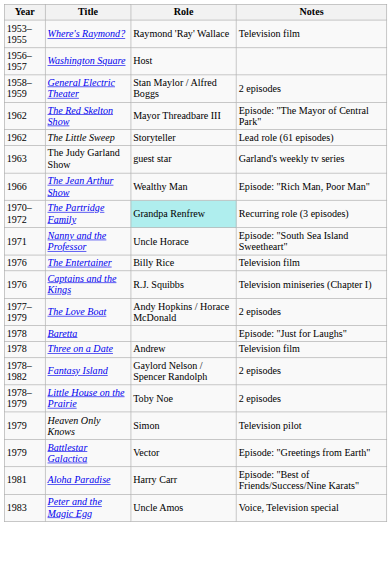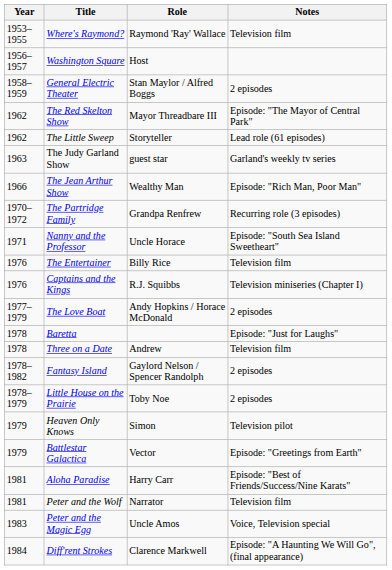(169, 214) paleturquoise background -> (165, 214) no background
+ row: (84, 502)
+ row: (79, 551)
